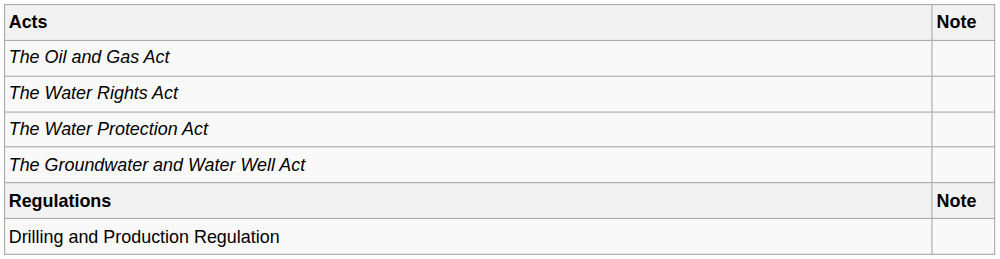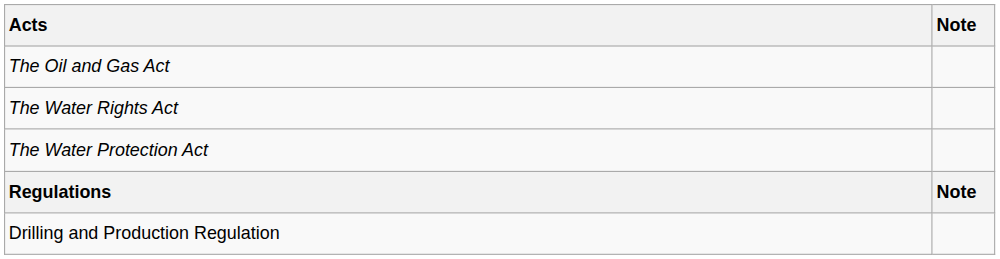- row: (157, 164)
